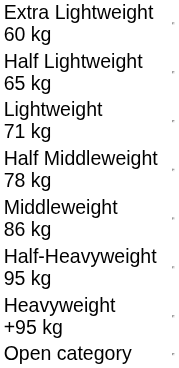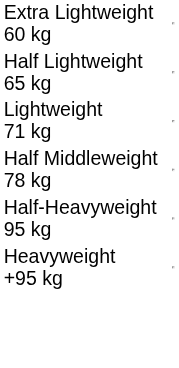- row: (61, 218)
- row: (68, 354)
